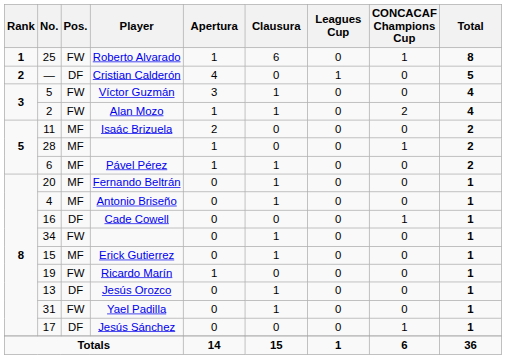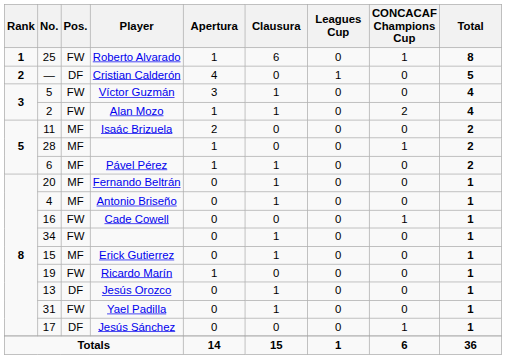(76, 219) DF -> (76, 219) FW
